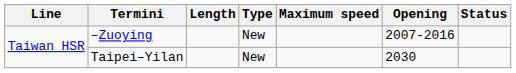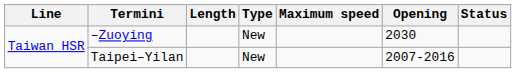(420, 36) 2007-2016 -> (401, 36) 2030
(401, 57) 2030 -> (420, 57) 2007-2016
